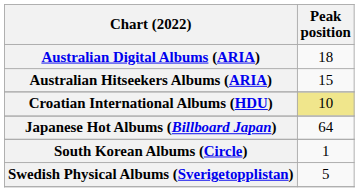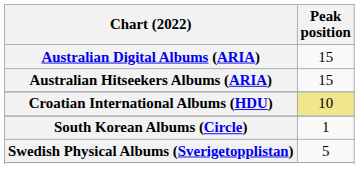(326, 56) 18 -> (326, 56) 15
- row: (151, 127)
